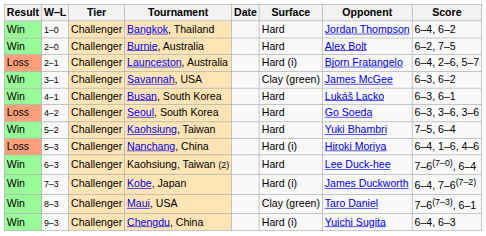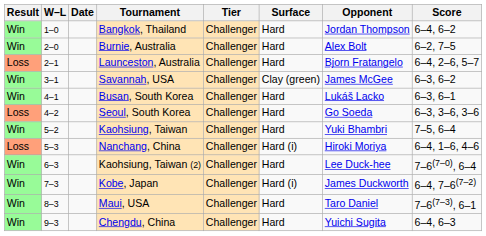columns swapped: (245, 12) <-> (97, 12)
(279, 63) Hard (i) -> (273, 63) Hard
(291, 204) Clay (green) -> (273, 204) Hard
(279, 222) Hard (i) -> (273, 222) Hard
